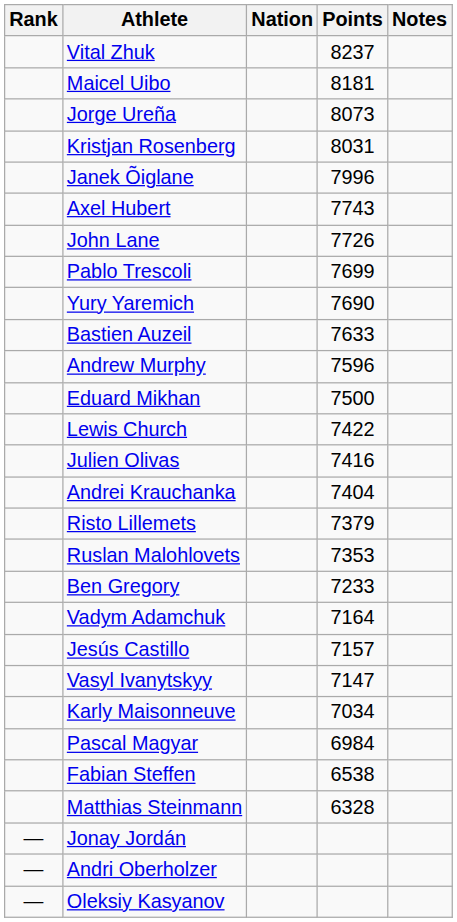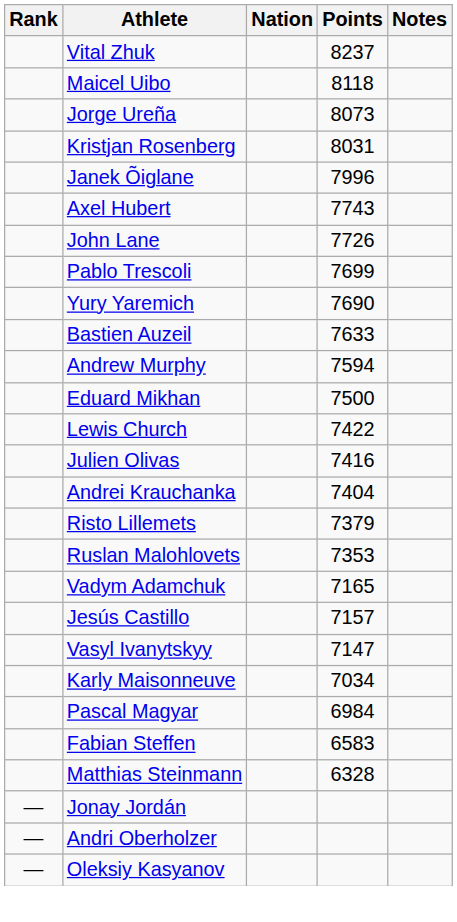(353, 83) 8181 -> (353, 83) 8118
(353, 366) 7596 -> (353, 366) 7594
- row: (123, 586)
(353, 618) 7164 -> (353, 586) 7165
(353, 775) 6538 -> (353, 743) 6583
